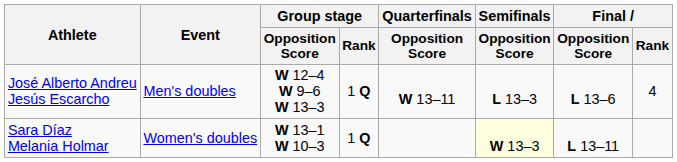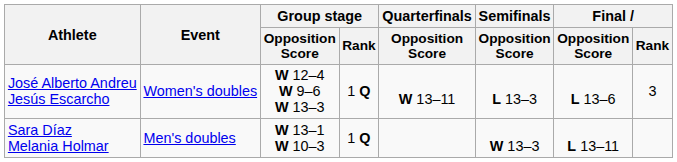(190, 91) Men's doubles -> (200, 91) Women's doubles
(652, 91) 4 -> (652, 91) 3
(200, 138) Women's doubles -> (190, 138) Men's doubles
(515, 146) lightyellow background -> (515, 146) no background
